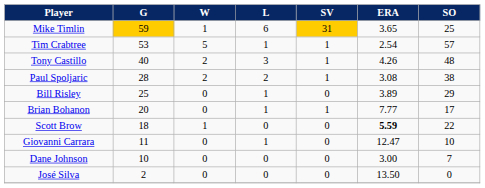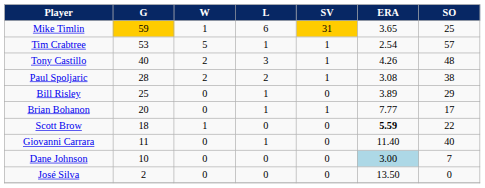(388, 142) 12.47 -> (388, 142) 11.40
(449, 142) 10 -> (449, 142) 40
(388, 158) no background -> (388, 158) lightblue background
